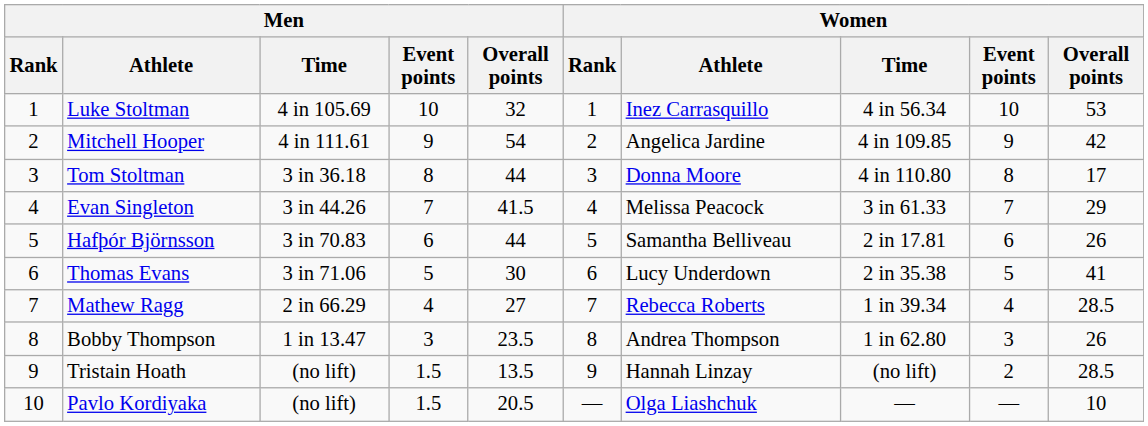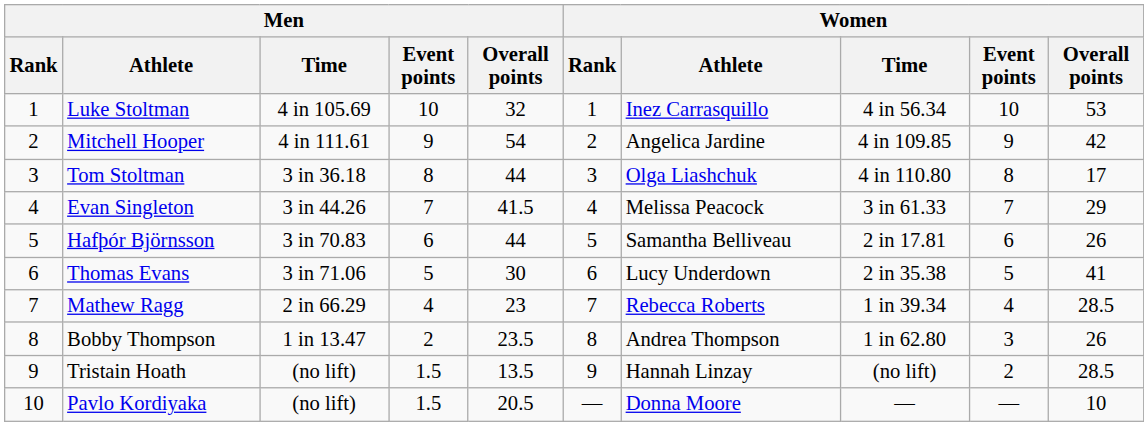(683, 175) Donna Moore -> (691, 175) Olga Liashchuk
(516, 305) 27 -> (516, 305) 23
(428, 338) 3 -> (428, 338) 2
(691, 404) Olga Liashchuk -> (683, 404) Donna Moore
